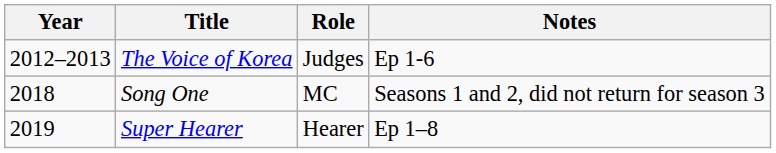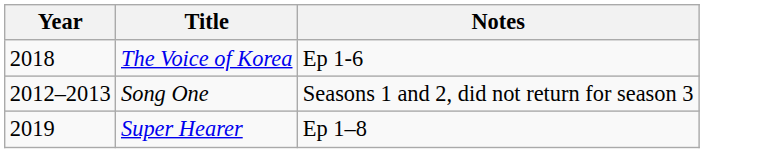- column: (333, 22)
(60, 57) 2012–2013 -> (32, 57) 2018
(32, 93) 2018 -> (60, 93) 2012–2013
